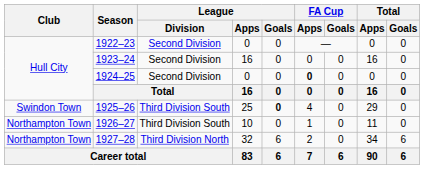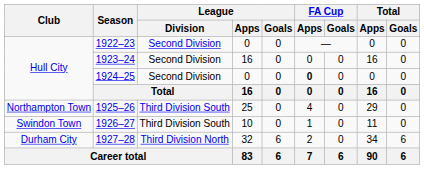(49, 108) Swindon Town -> (49, 108) Northampton Town
(278, 108) bold -> (278, 108) normal
(49, 124) Northampton Town -> (49, 124) Swindon Town
(49, 140) Northampton Town -> (49, 140) Durham City
